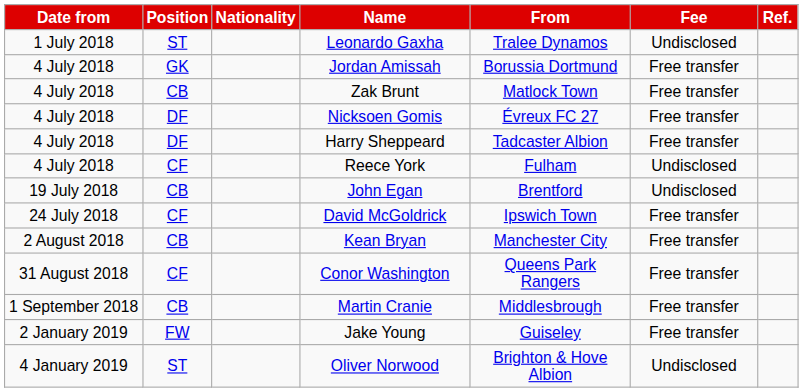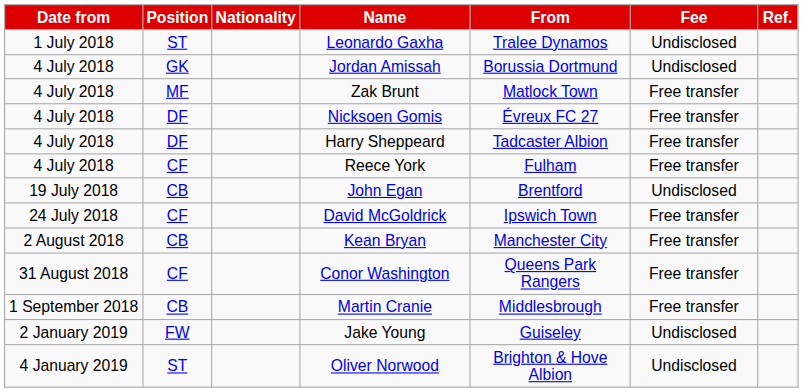(694, 67) Free transfer -> (694, 67) Undisclosed
(177, 92) CB -> (177, 92) MF
(694, 166) Undisclosed -> (694, 166) Free transfer
(694, 332) Free transfer -> (694, 332) Undisclosed
